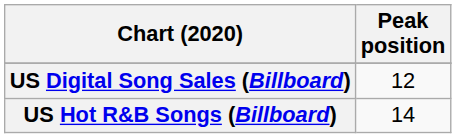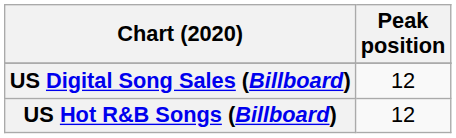(403, 115) 14 -> (403, 115) 12
